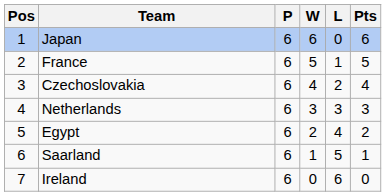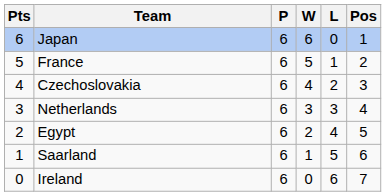columns swapped: (21, 16) <-> (365, 16)
